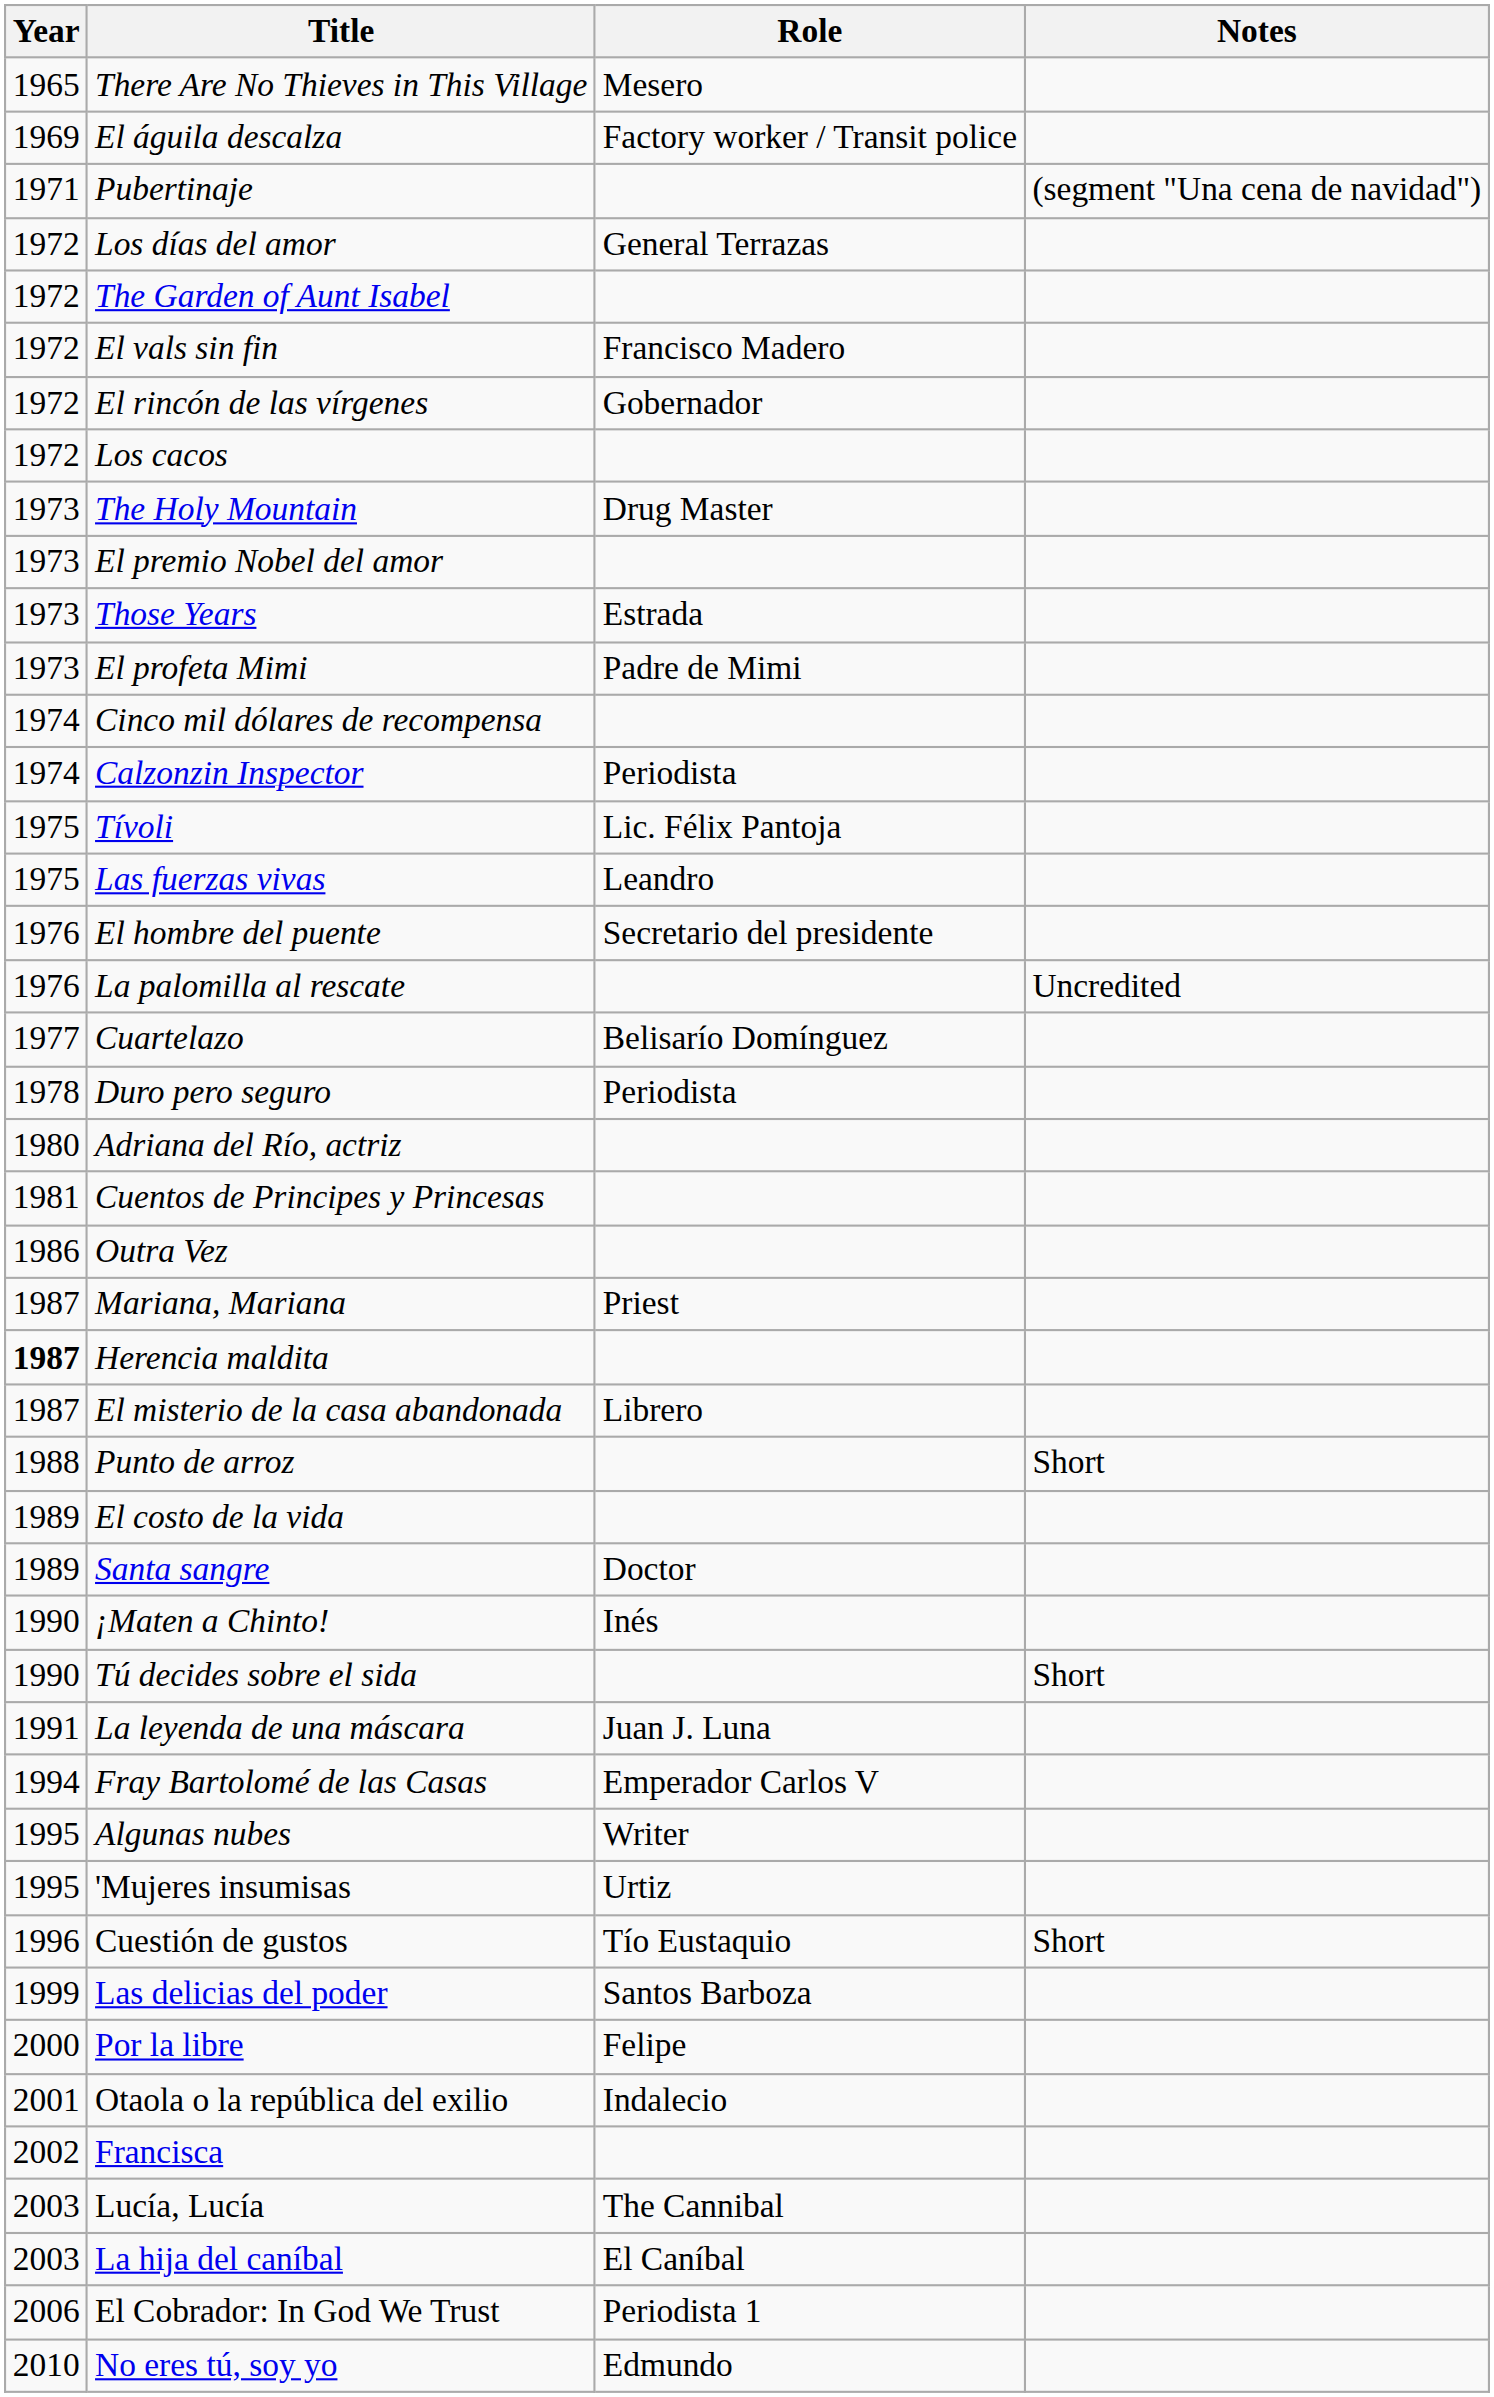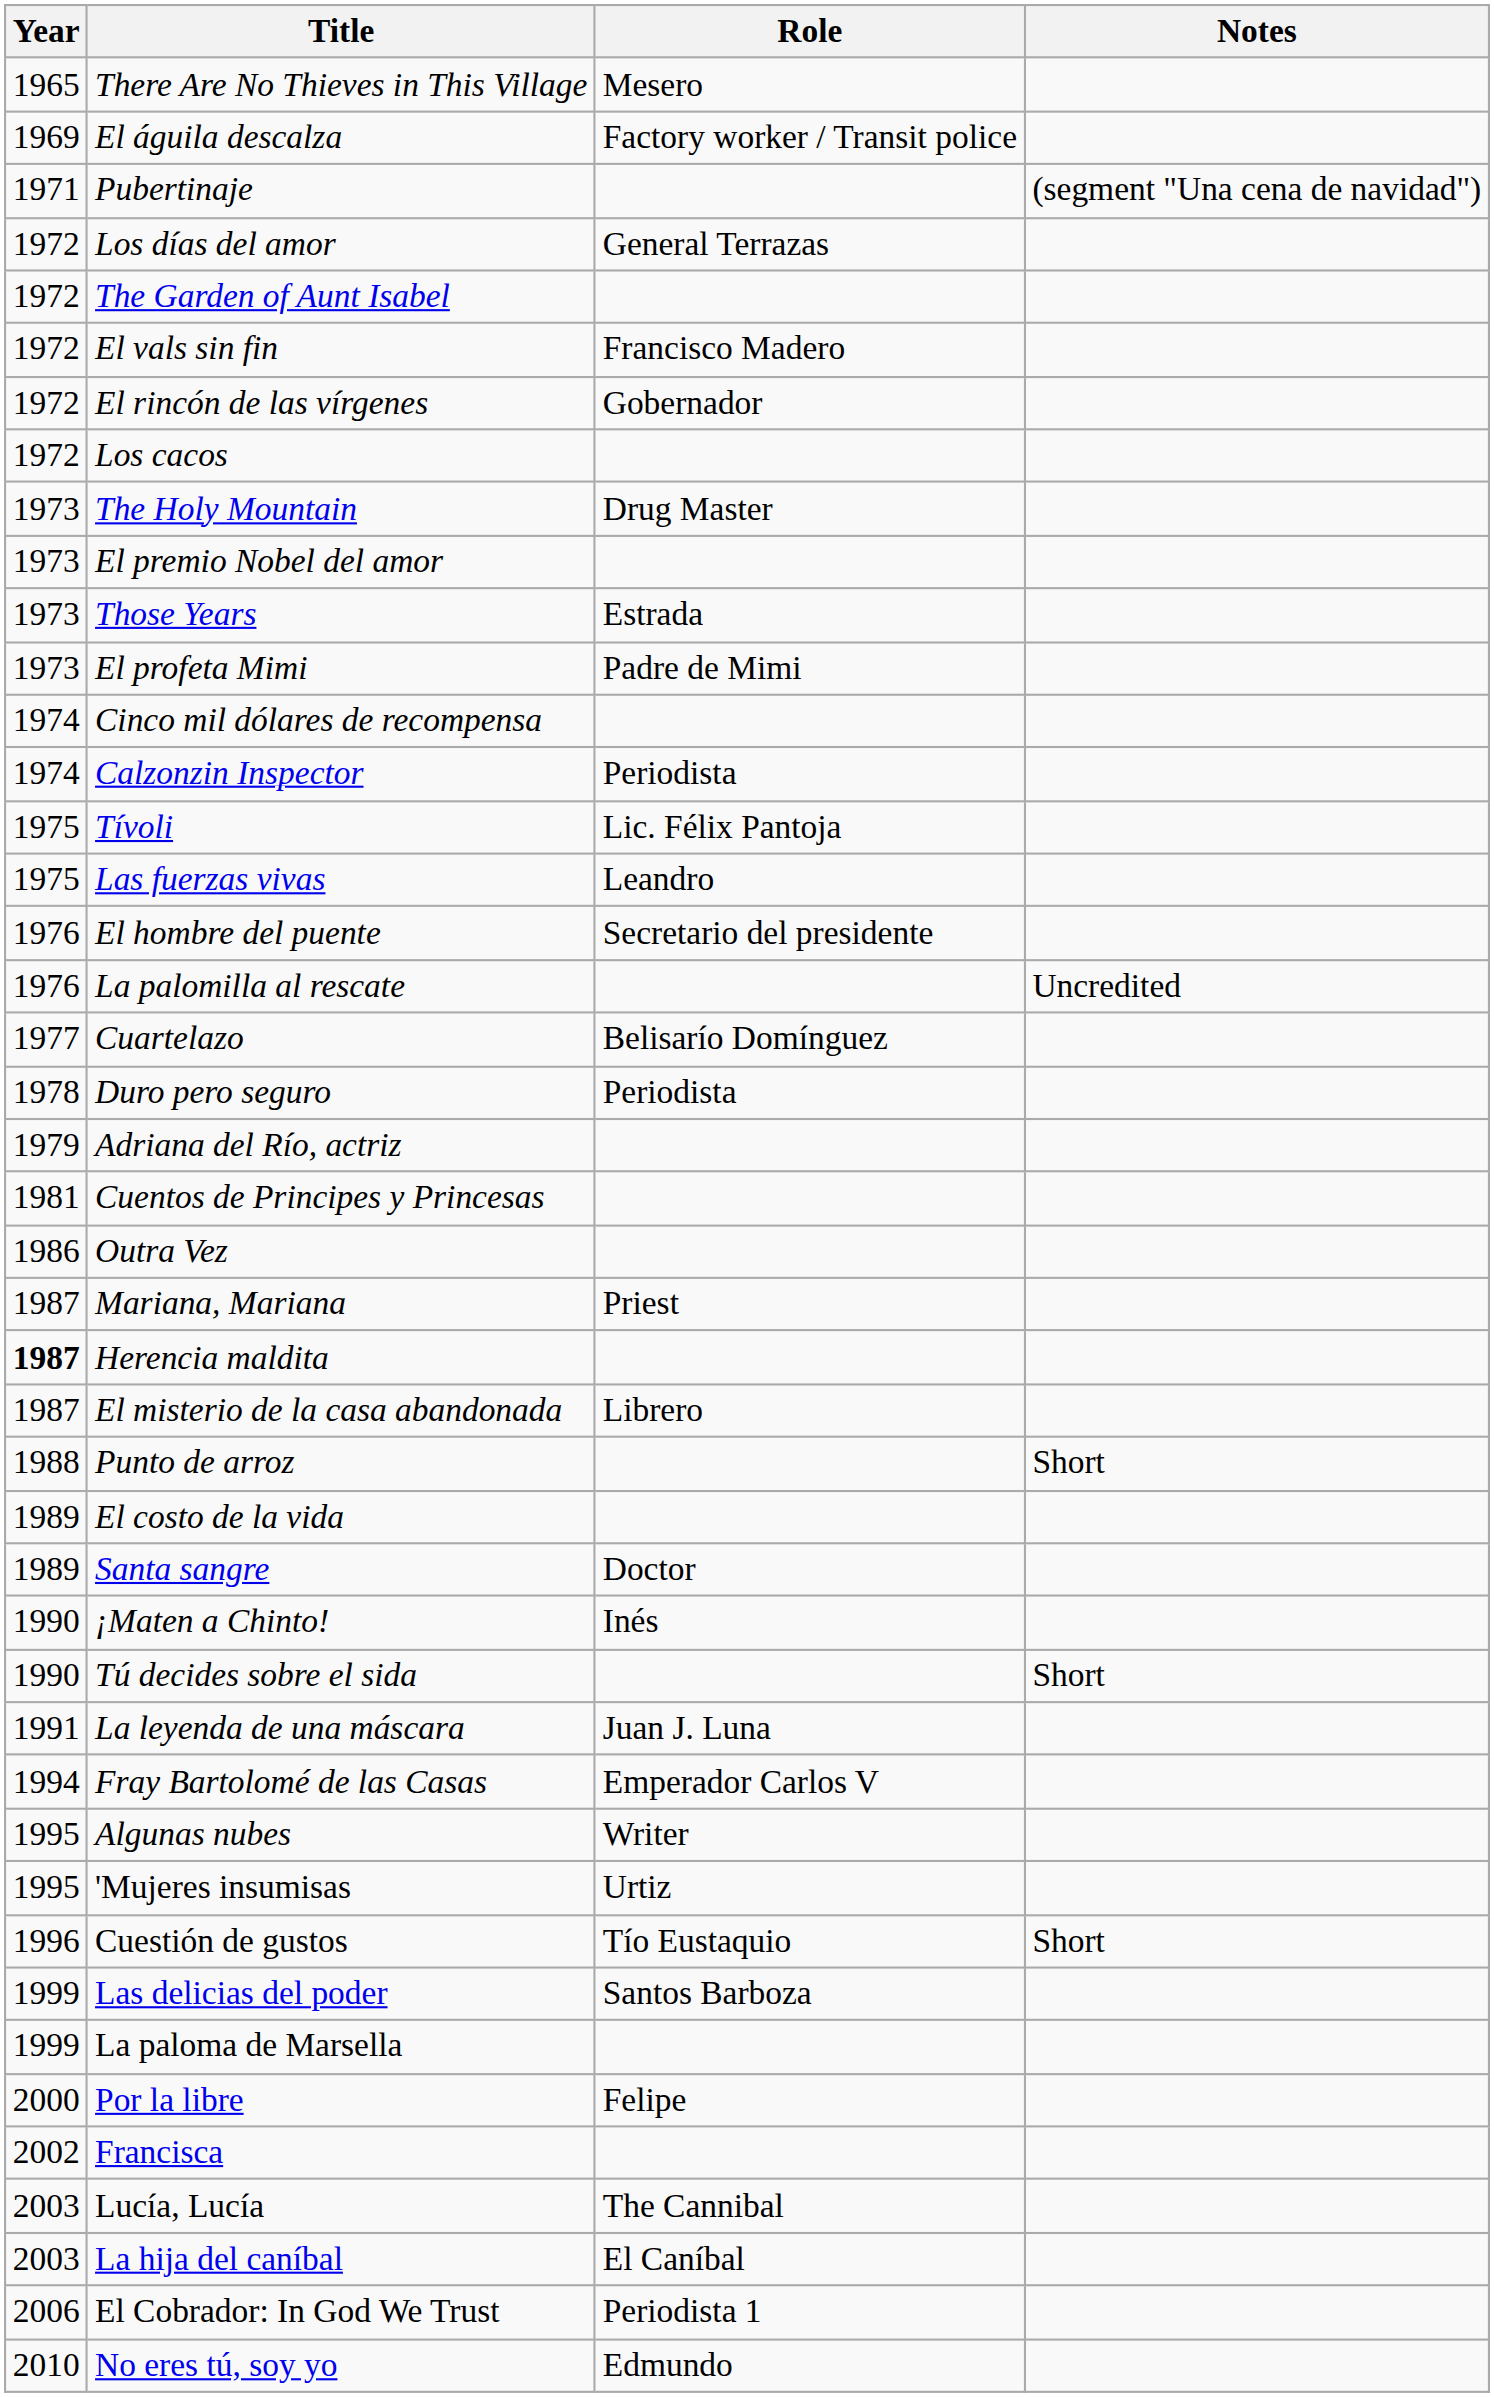(46, 1144) 1980 -> (46, 1144) 1979
+ row: (249, 2046)
- row: (302, 2099)
